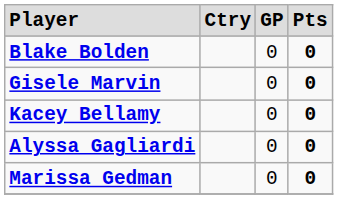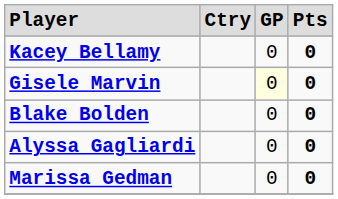rows swapped: (85, 115) <-> (79, 52)
(272, 84) no background -> (272, 84) lightyellow background
